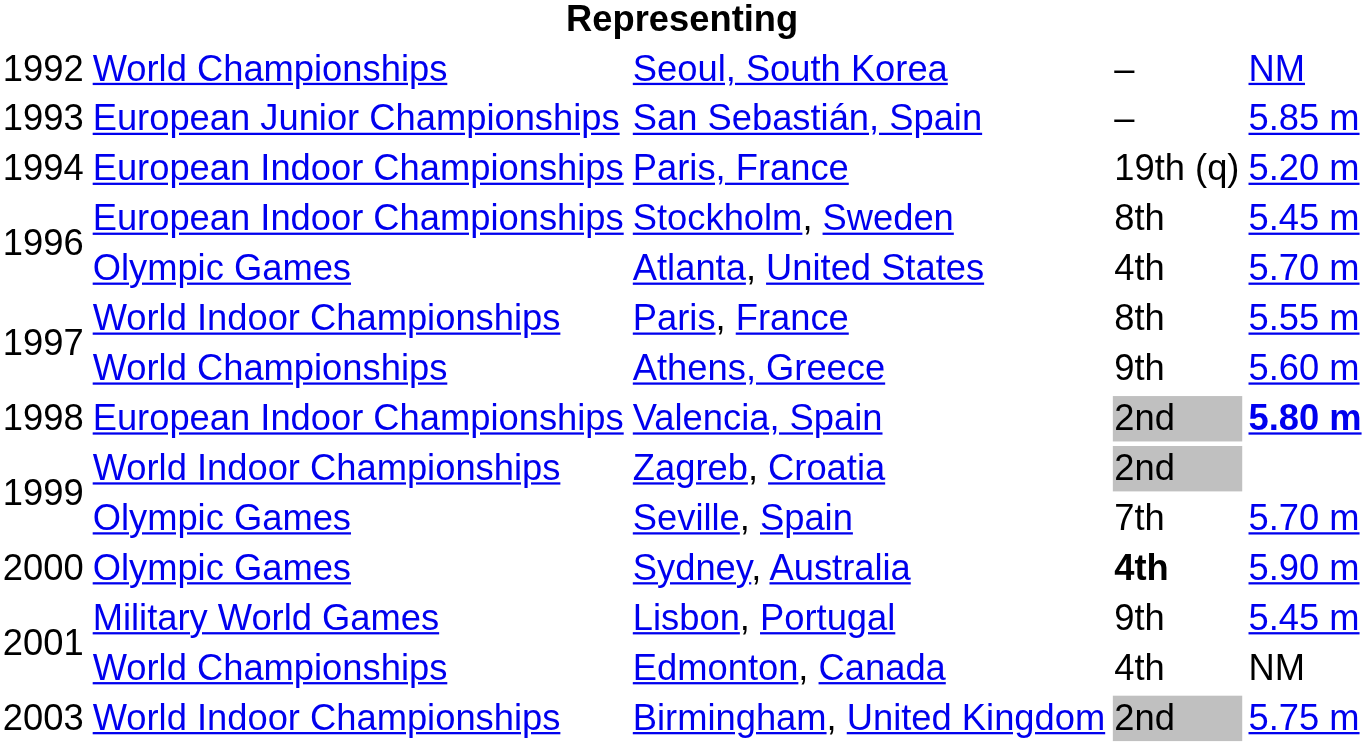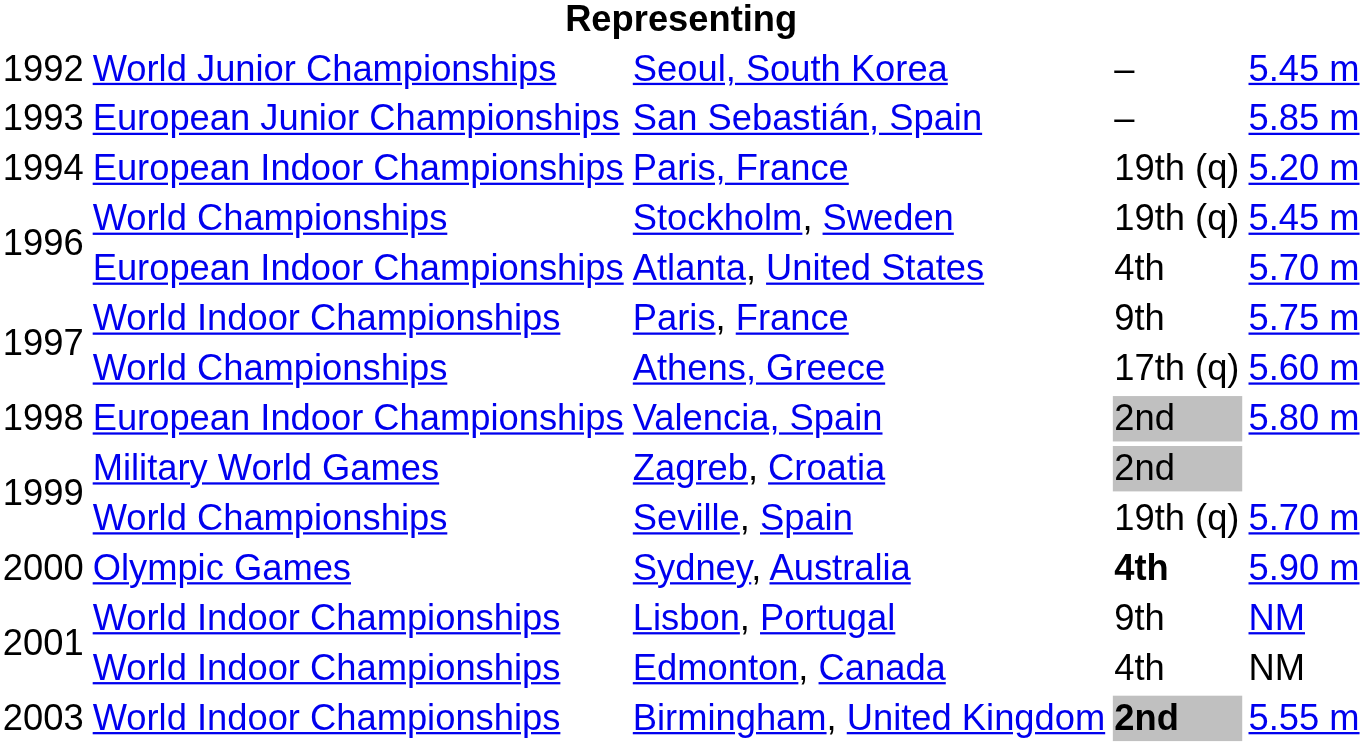(270, 68) World Championships -> (325, 68) World Junior Championships
(1277, 68) NM -> (1304, 68) 5.45 m
(358, 218) European Indoor Championships -> (270, 218) World Championships
(1140, 218) 8th -> (1177, 218) 19th (q)
(222, 268) Olympic Games -> (358, 268) European Indoor Championships
(1140, 318) 8th -> (1140, 318) 9th
(1304, 318) 5.55 m -> (1304, 318) 5.75 m
(1140, 368) 9th -> (1177, 368) 17th (q)
(1305, 418) bold -> (1304, 418) normal
(327, 468) World Indoor Championships -> (266, 468) Military World Games
(222, 518) Olympic Games -> (270, 518) World Championships
(1140, 518) 7th -> (1177, 518) 19th (q)
(266, 617) Military World Games -> (327, 617) World Indoor Championships
(1304, 617) 5.45 m -> (1277, 617) NM
(270, 667) World Championships -> (327, 667) World Indoor Championships
(1145, 717) normal -> (1147, 717) bold
(1304, 717) 5.75 m -> (1304, 717) 5.55 m
